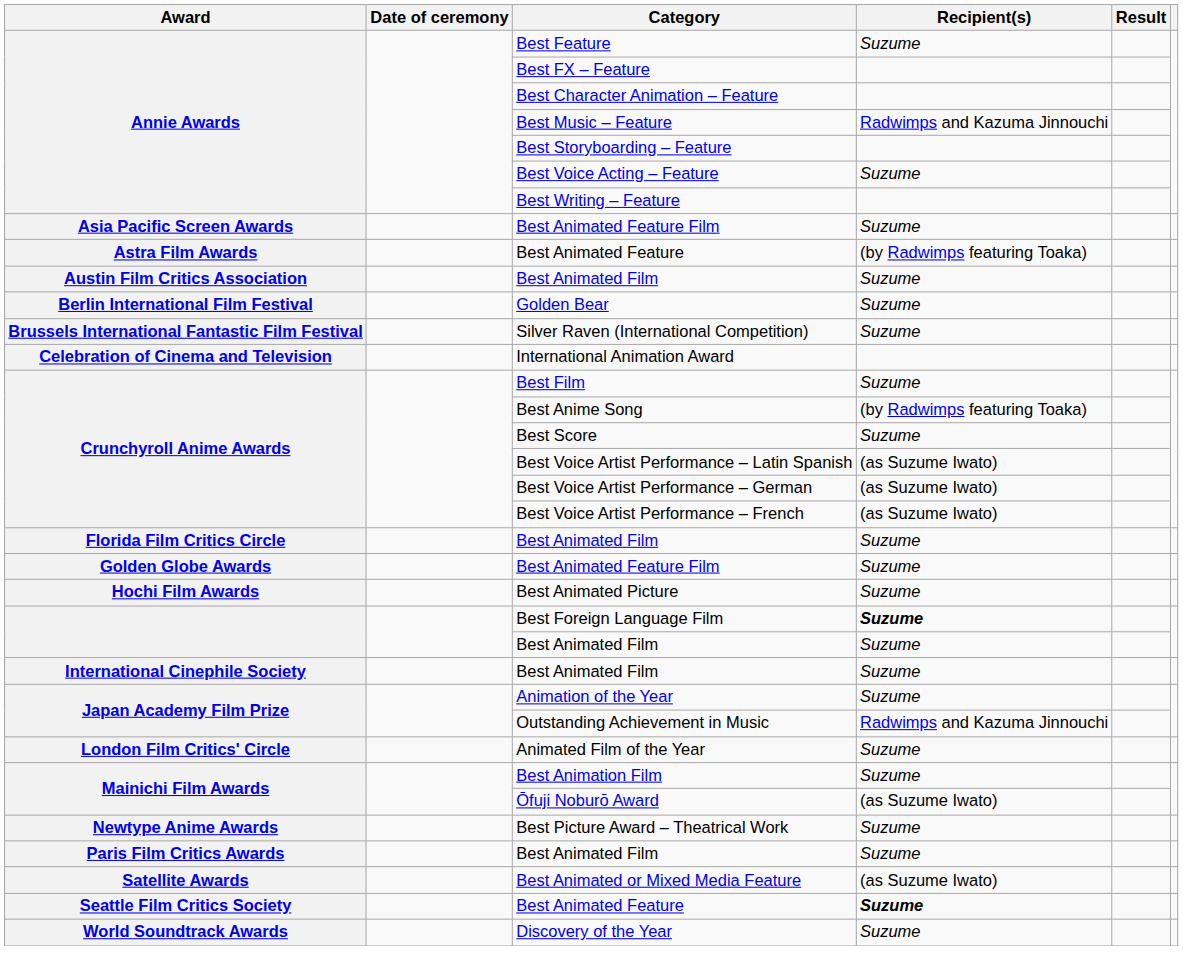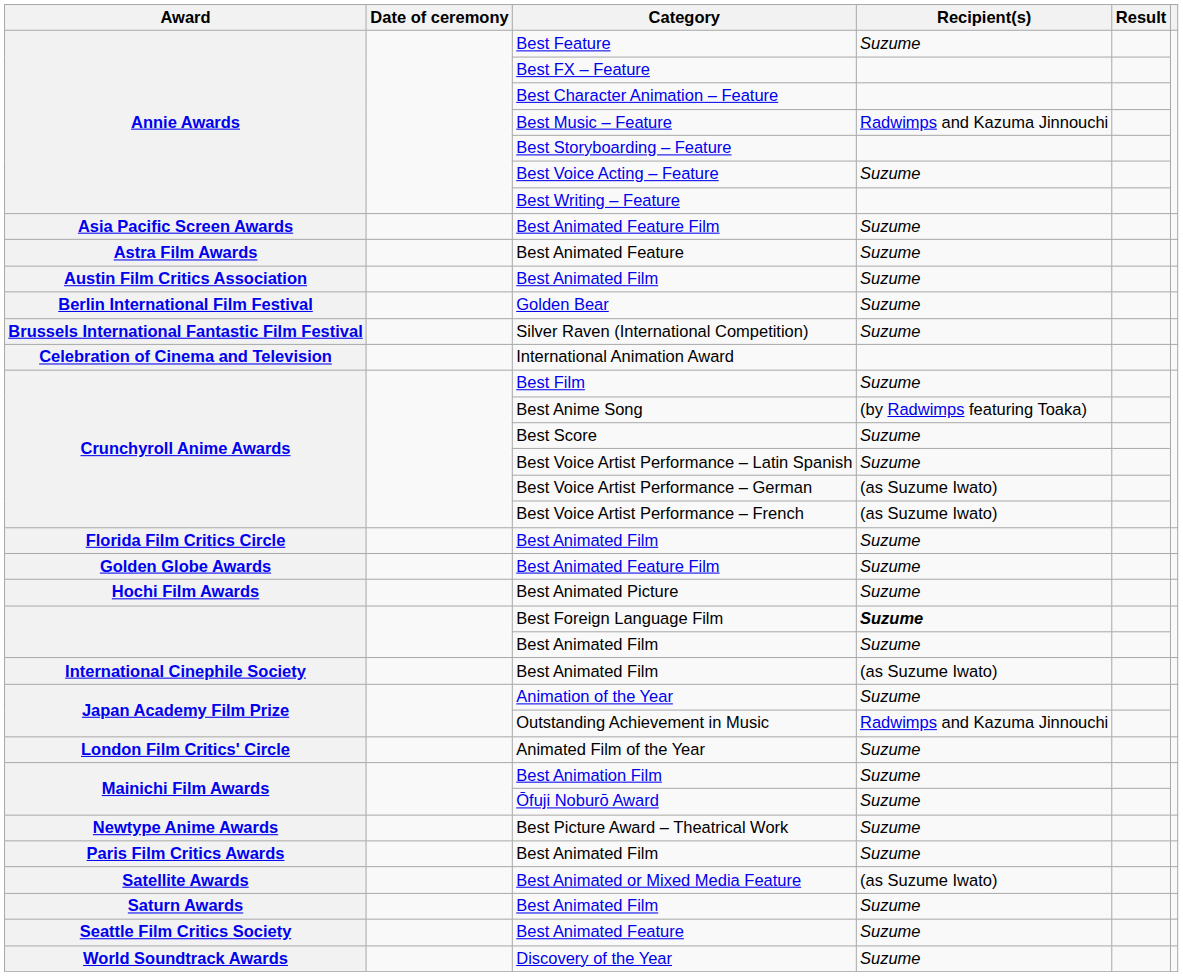(973, 252) (by Radwimps featuring Toaka) -> (890, 252) Suzume
(929, 461) (as Suzume Iwato) -> (890, 461) Suzume
(890, 670) Suzume -> (929, 670) (as Suzume Iwato)
(929, 801) (as Suzume Iwato) -> (890, 801) Suzume
+ row: (186, 906)
(892, 906) bold -> (890, 932) normal
